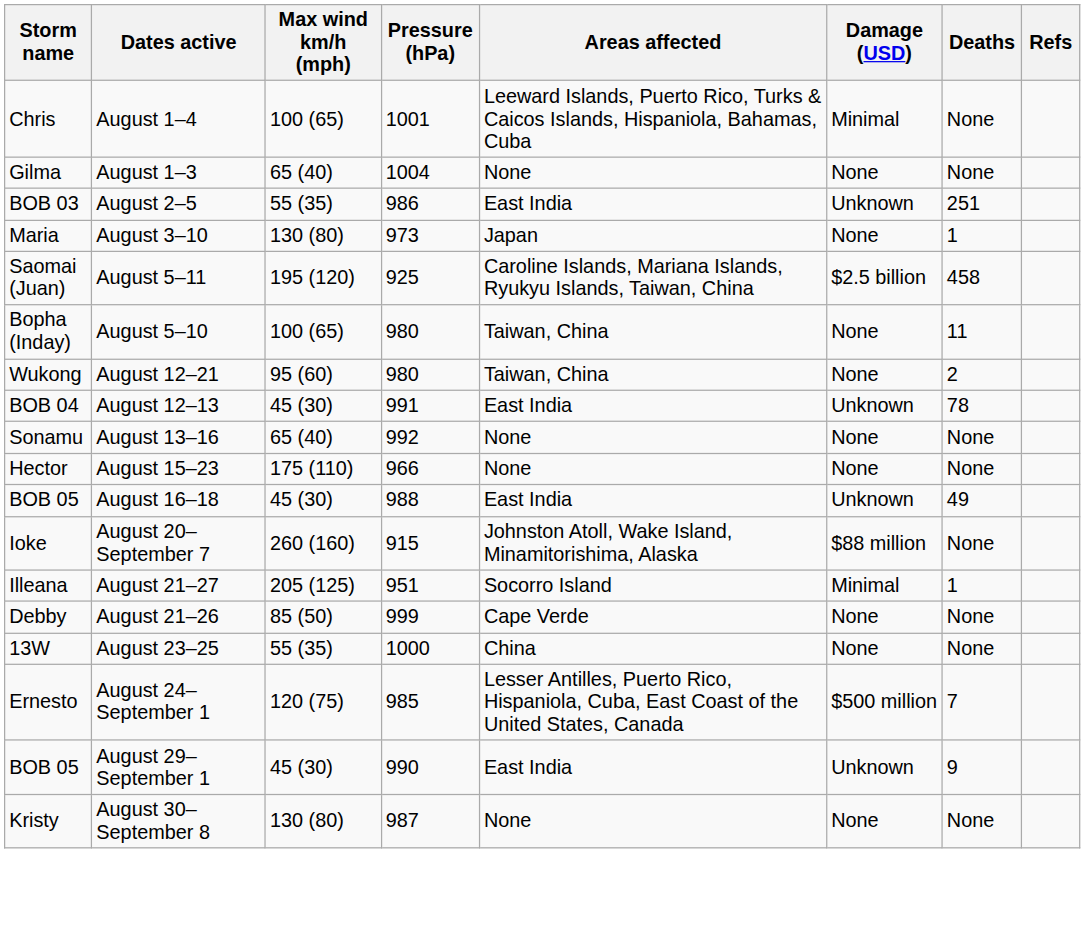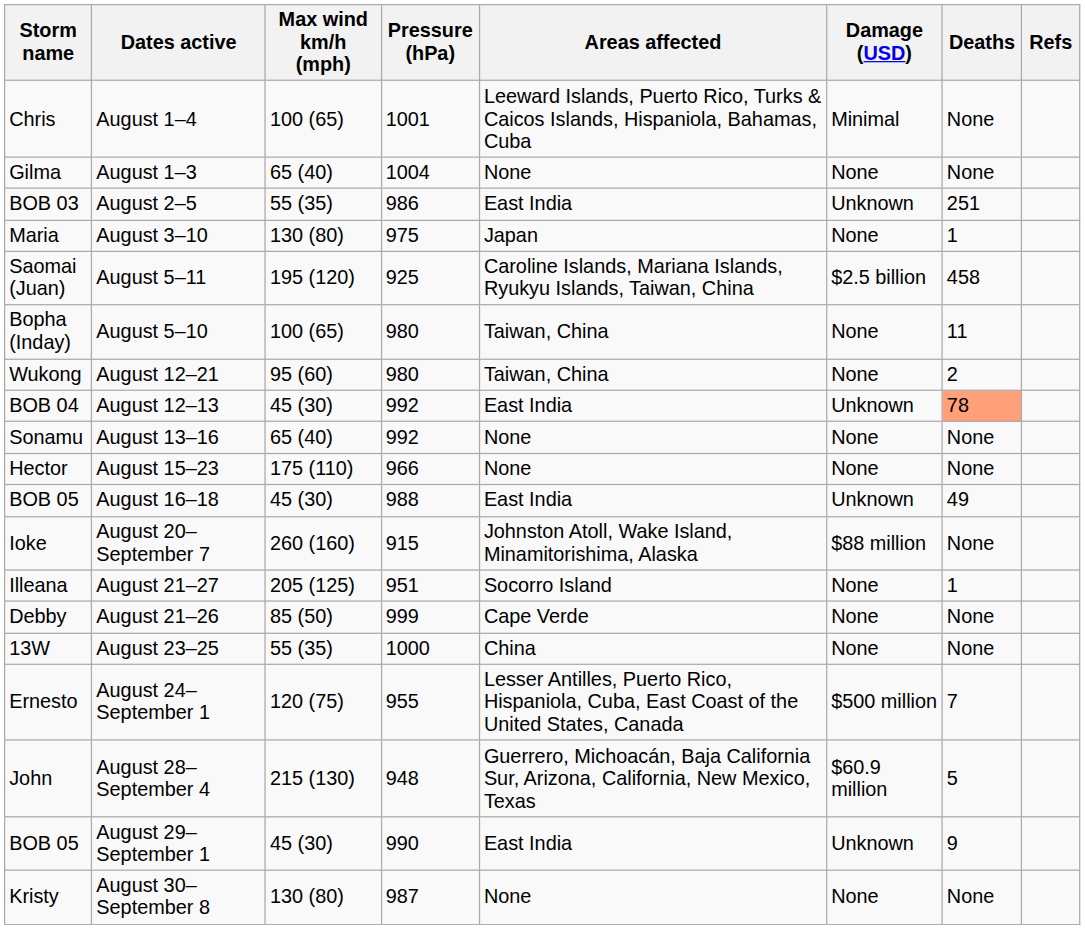(402, 235) 973 -> (402, 235) 975
(402, 405) 991 -> (402, 405) 992
(958, 405) no background -> (958, 405) lightsalmon background
(865, 585) Minimal -> (855, 585) None
(402, 702) 985 -> (402, 702) 955
+ row: (153, 778)
